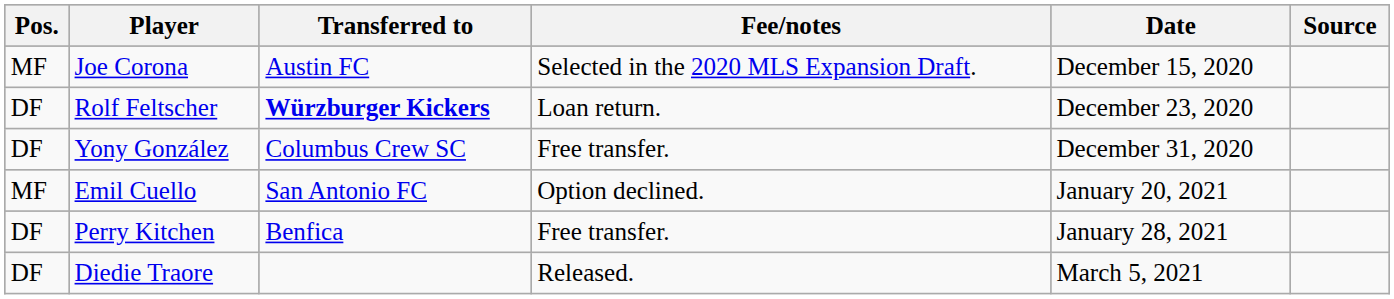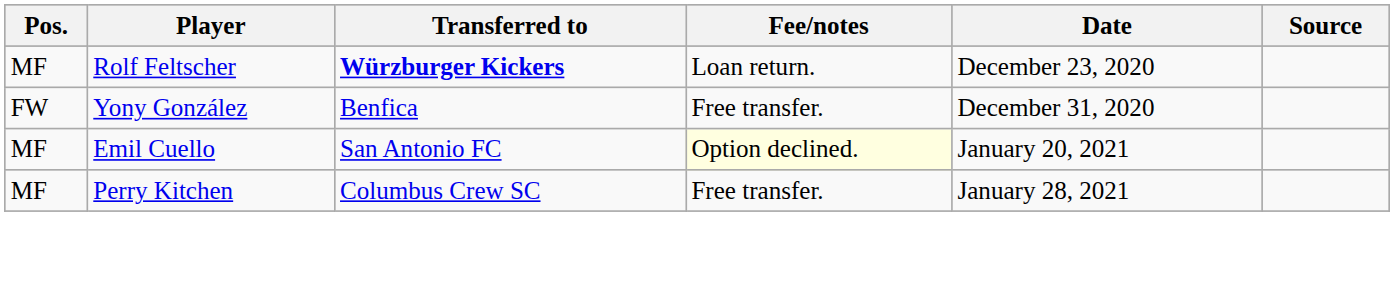- row: (131, 66)
(27, 108) DF -> (29, 66) MF
(27, 149) DF -> (29, 108) FW
(366, 149) Columbus Crew SC -> (379, 108) Benfica
(621, 190) no background -> (775, 149) lightyellow background
(27, 232) DF -> (29, 190) MF
(304, 232) Benfica -> (440, 190) Columbus Crew SC
- row: (144, 273)
